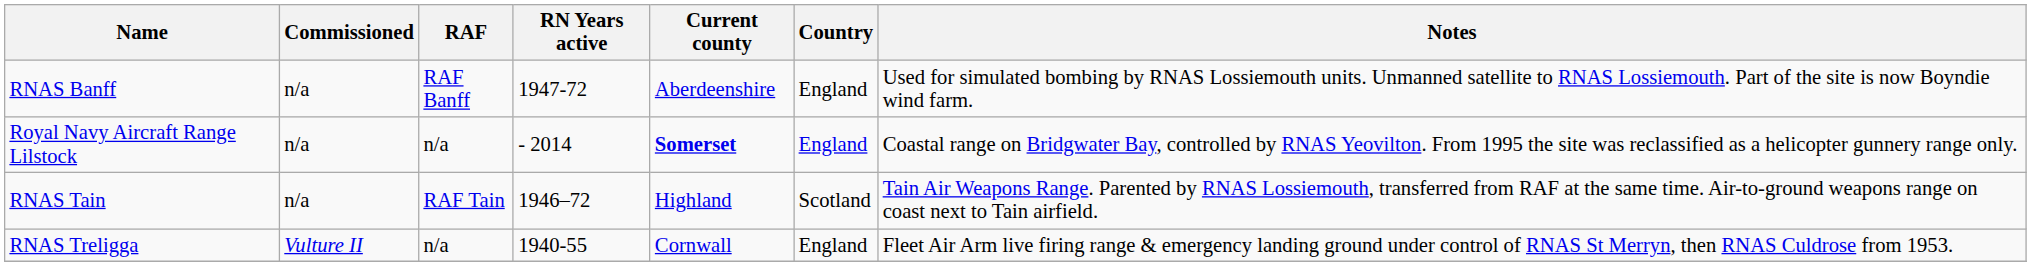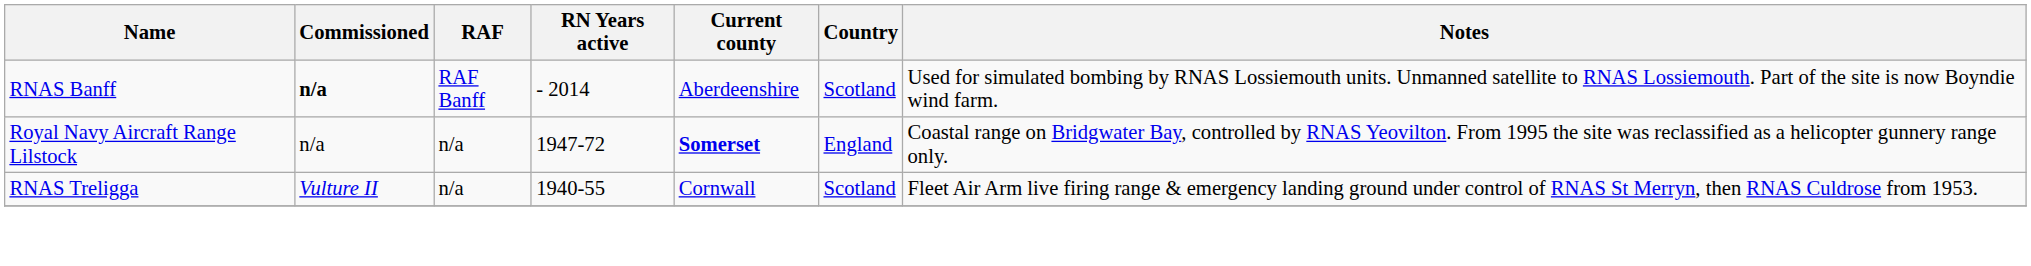(297, 88) normal -> (313, 88) bold
(553, 88) 1947-72 -> (563, 88) - 2014
(833, 88) England -> (860, 88) Scotland
(545, 144) - 2014 -> (571, 144) 1947-72
- row: (58, 200)
(833, 244) England -> (860, 188) Scotland
